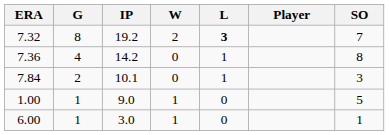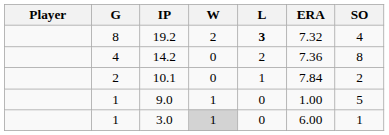columns swapped: (292, 15) <-> (29, 15)
(360, 36) 7 -> (360, 36) 4
(224, 57) 1 -> (262, 57) 2
(360, 78) 3 -> (360, 78) 2
(175, 120) no background -> (213, 120) lightgrey background
